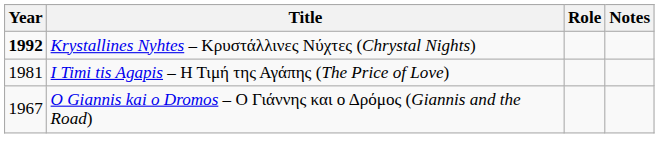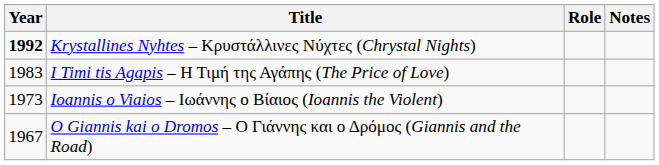(26, 72) 1981 -> (26, 72) 1983
+ row: (247, 99)
